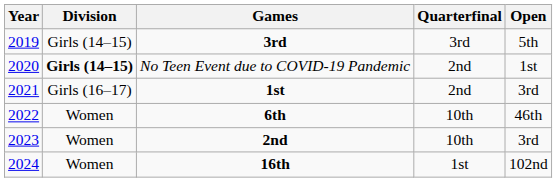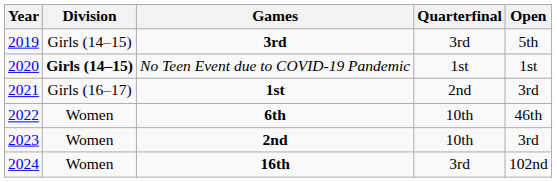(460, 66) 2nd -> (460, 66) 1st
(460, 164) 1st -> (460, 164) 3rd
